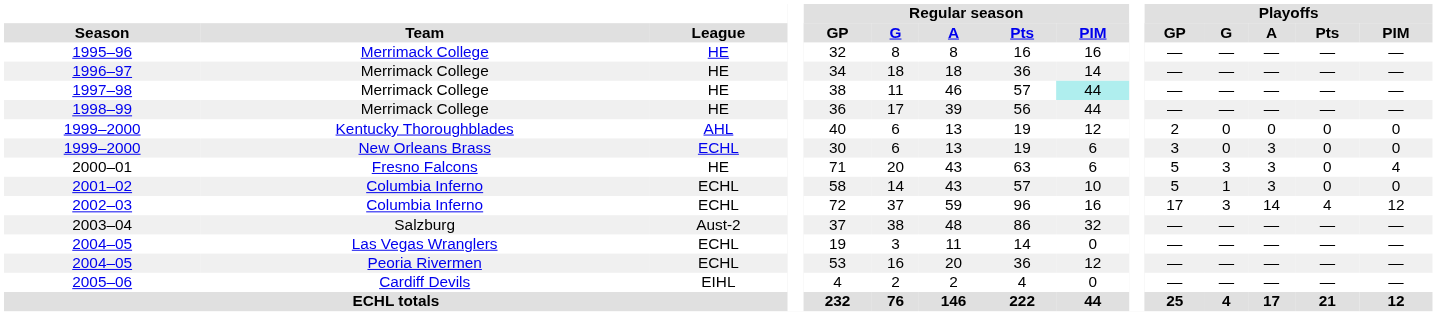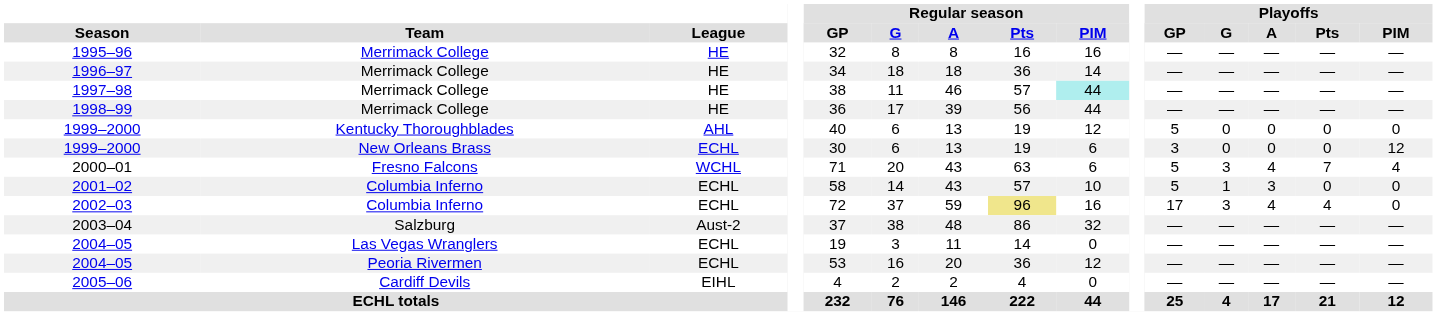(1175, 128) 2 -> (1175, 128) 5
(1272, 148) 3 -> (1272, 148) 0
(1396, 148) 0 -> (1396, 148) 12
(718, 167) HE -> (718, 167) WCHL
(1272, 167) 3 -> (1272, 167) 4
(1327, 167) 0 -> (1327, 167) 7
(1022, 205) no background -> (1022, 205) khaki background
(1272, 205) 14 -> (1272, 205) 4
(1396, 205) 12 -> (1396, 205) 0
